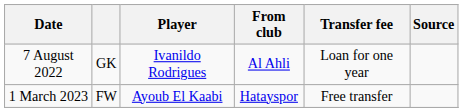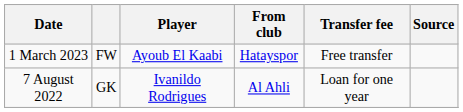rows swapped: (48, 64) <-> (48, 95)
